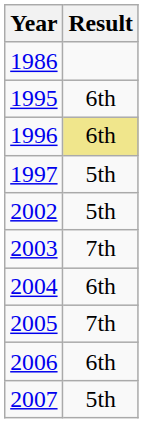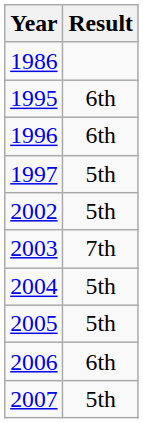(101, 135) khaki background -> (101, 135) no background
(101, 286) 6th -> (101, 286) 5th
(101, 323) 7th -> (101, 323) 5th
